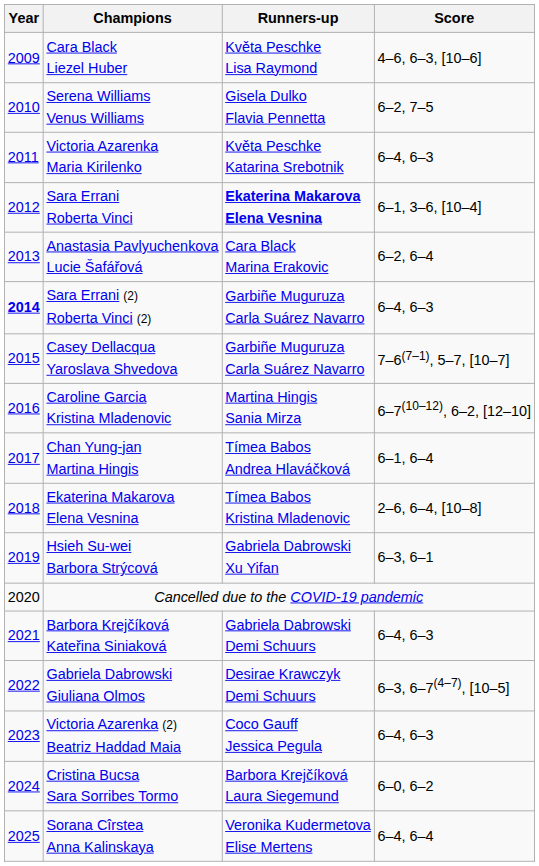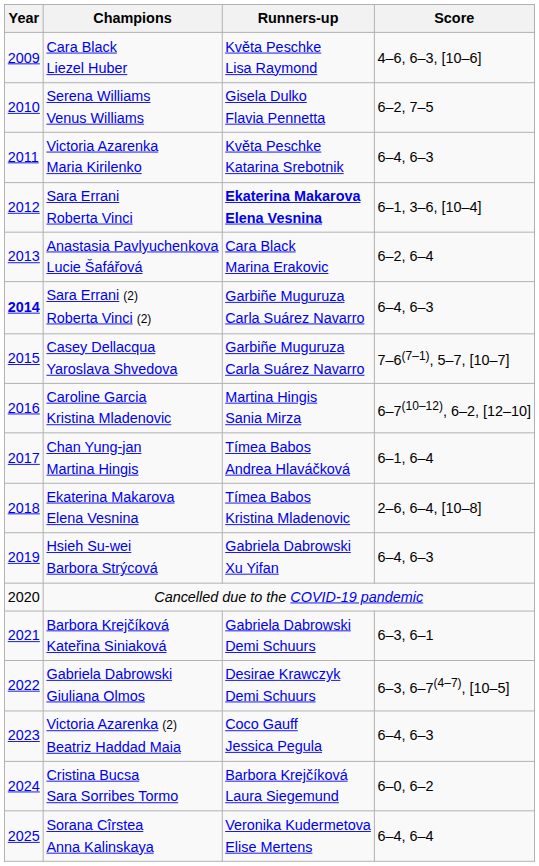(406, 557) 6–3, 6–1 -> (406, 557) 6–4, 6–3
(406, 635) 6–4, 6–3 -> (406, 635) 6–3, 6–1
